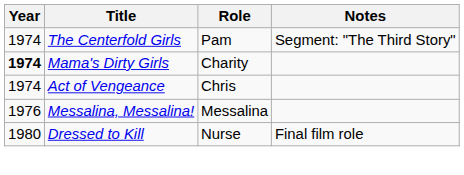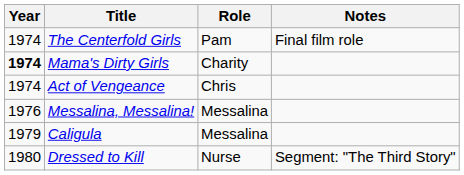(365, 39) Segment: "The Third Story" -> (319, 39) Final film role
+ row: (75, 134)
(319, 134) Final film role -> (365, 157) Segment: "The Third Story"
